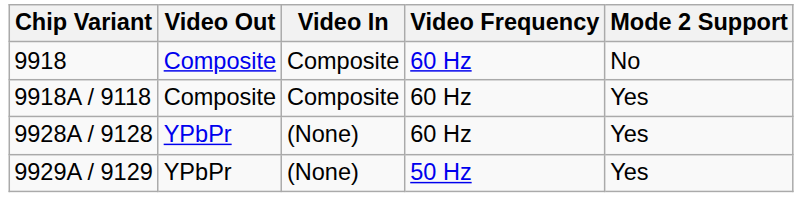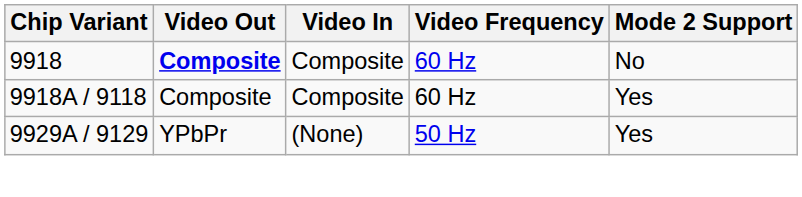(220, 60) normal -> (220, 60) bold
- row: (84, 135)
